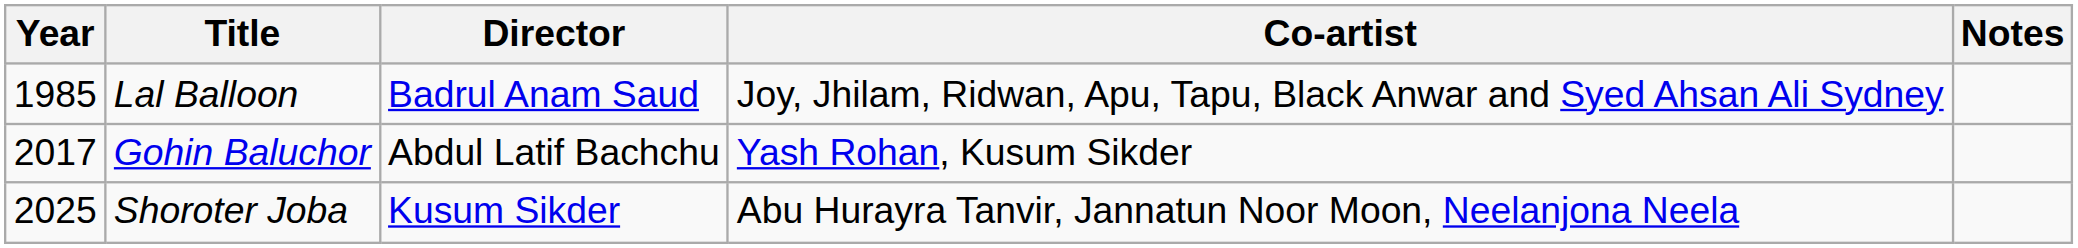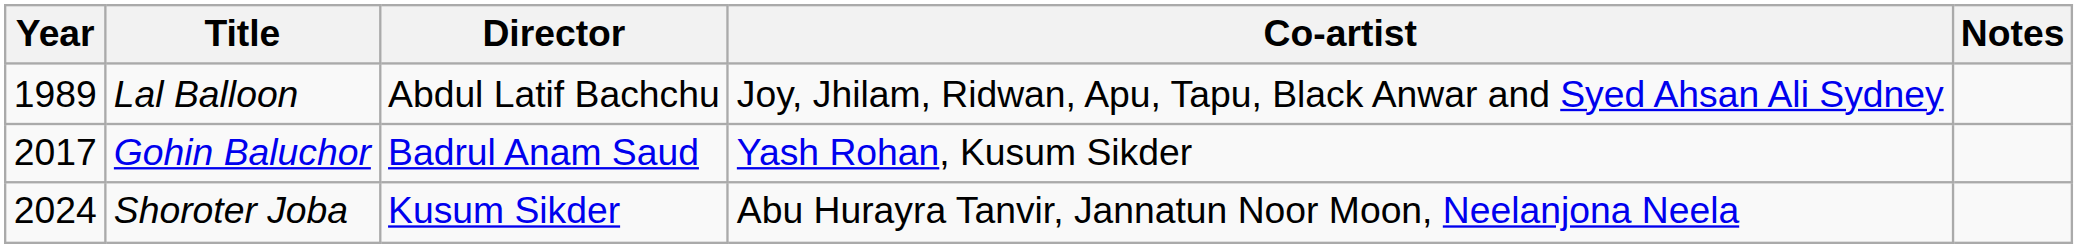(55, 93) 1985 -> (55, 93) 1989
(543, 93) Badrul Anam Saud -> (554, 93) Abdul Latif Bachchu
(554, 152) Abdul Latif Bachchu -> (543, 152) Badrul Anam Saud
(55, 211) 2025 -> (55, 211) 2024
